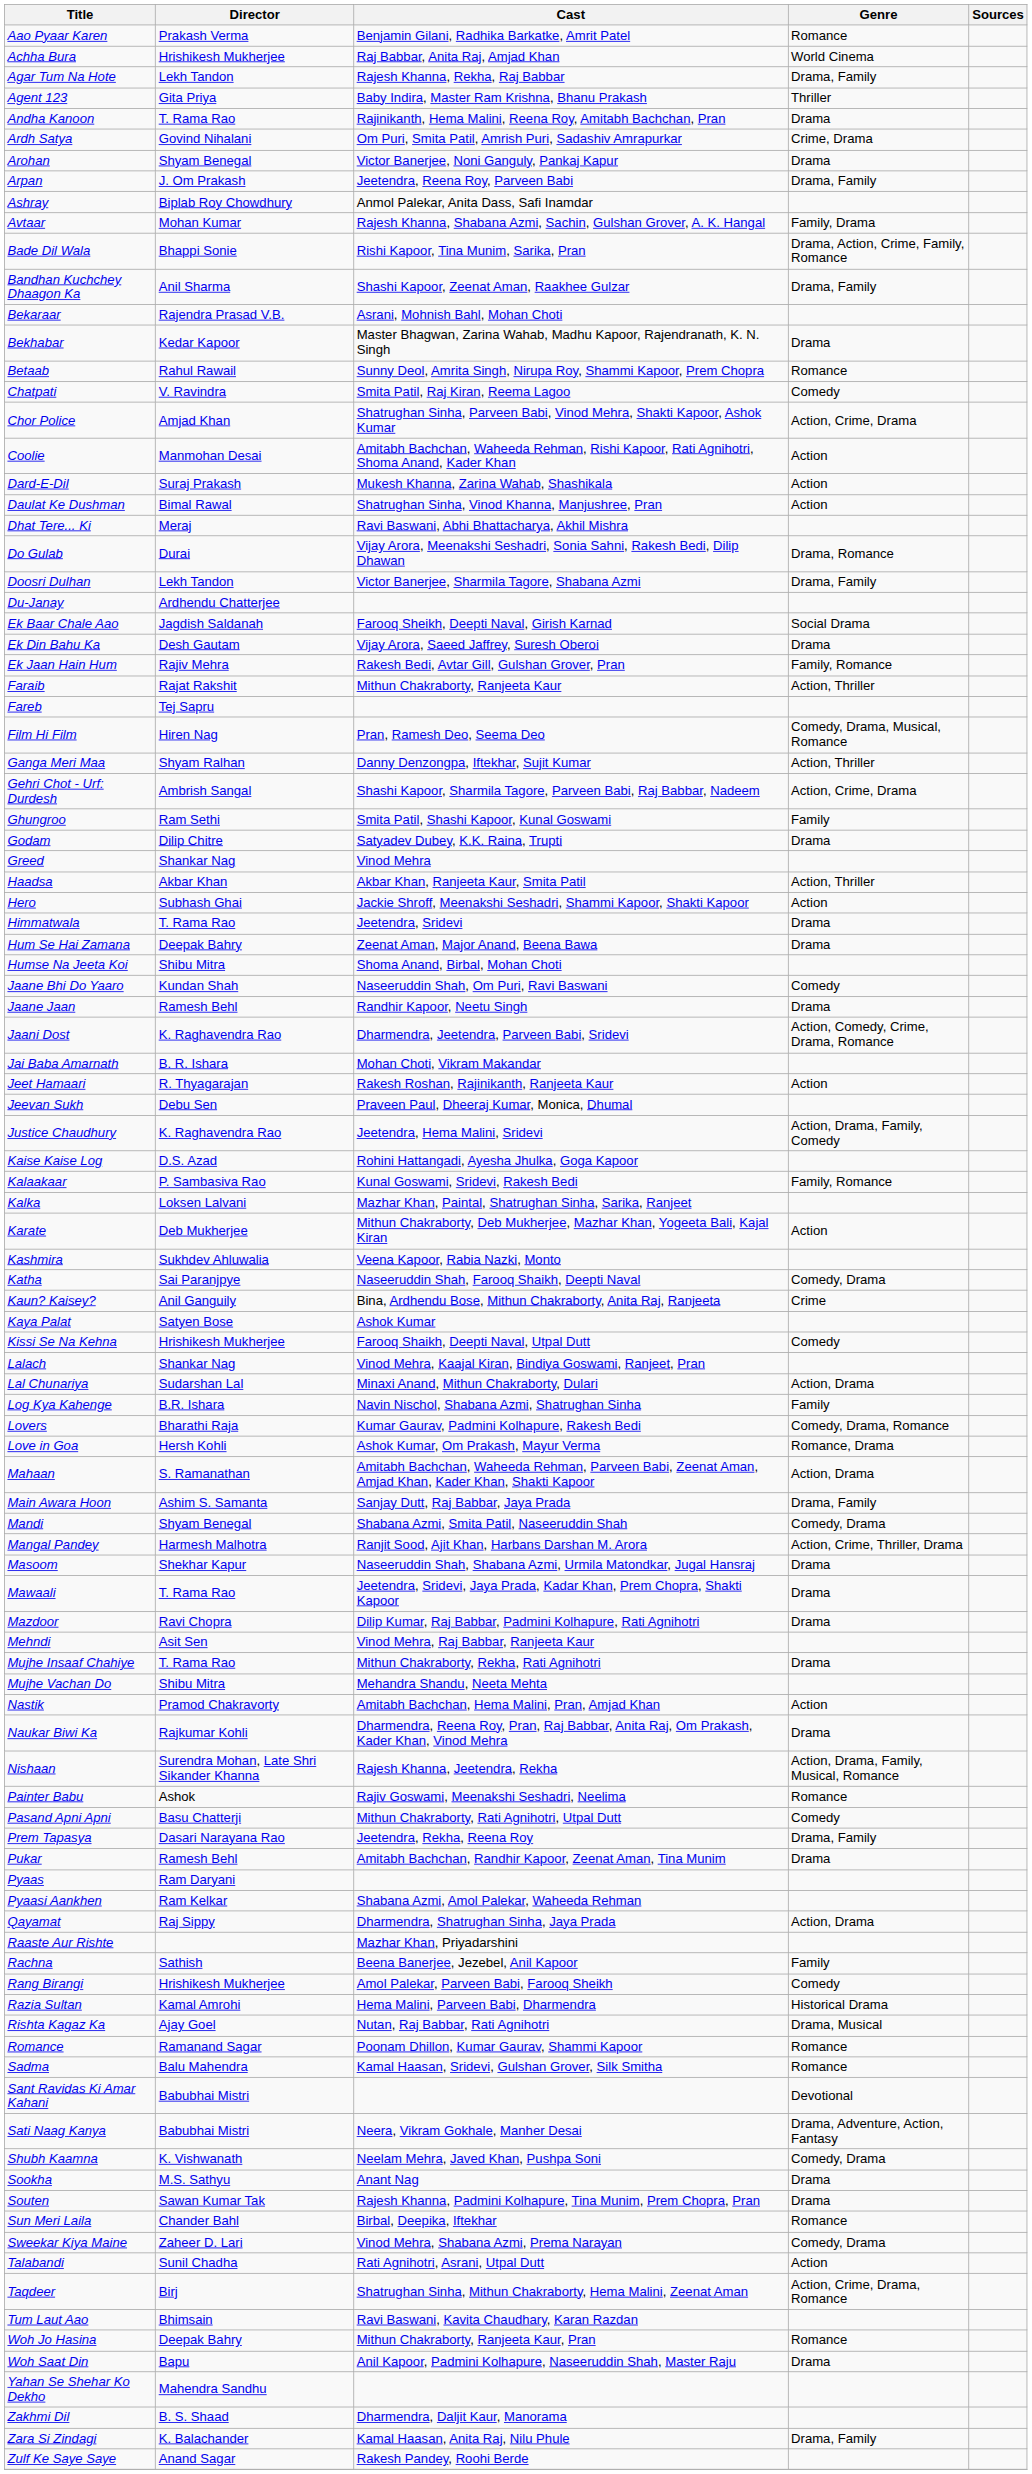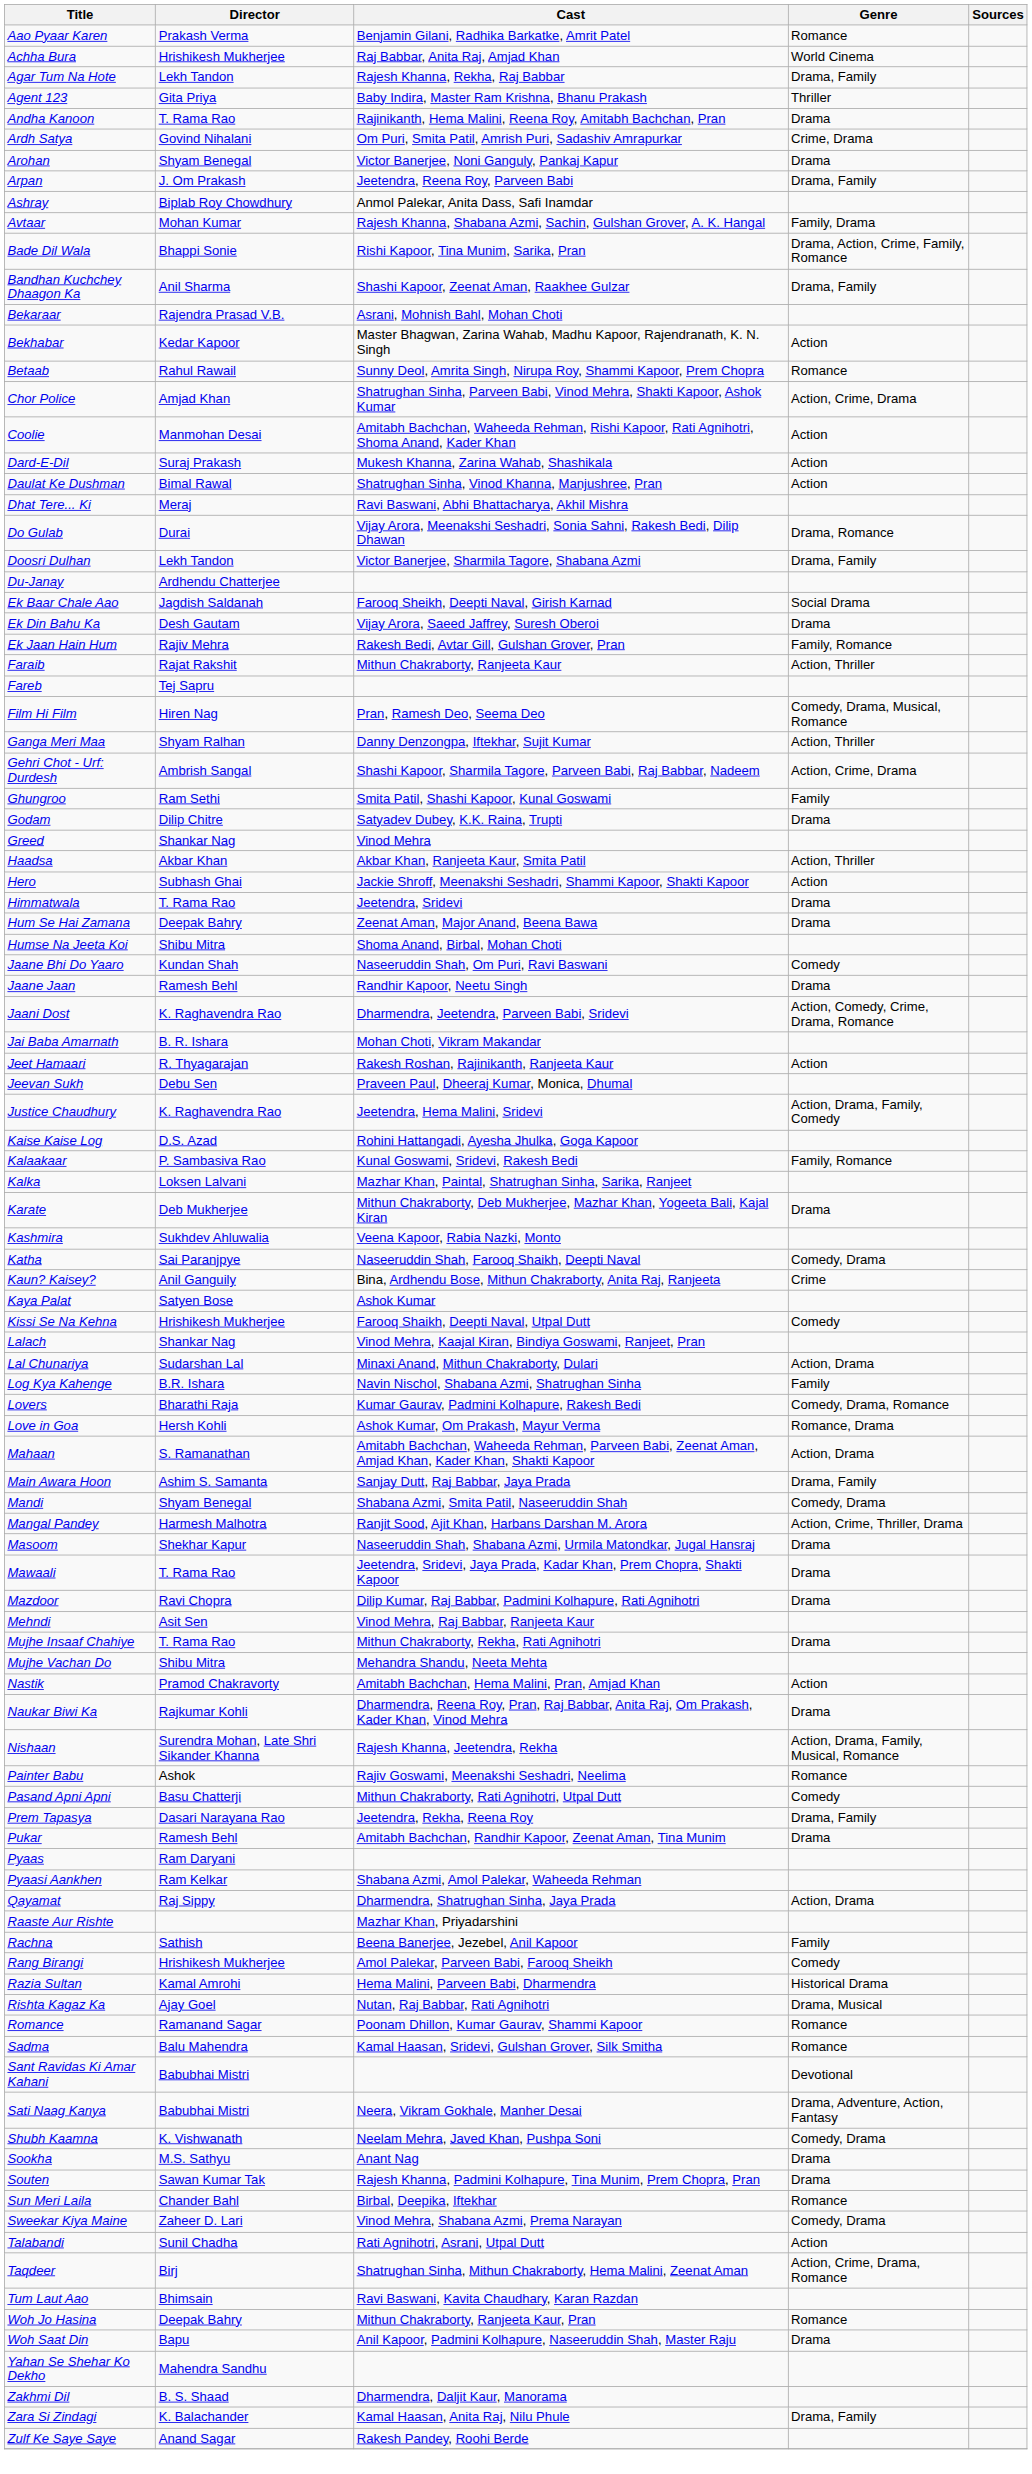(811, 343) Drama -> (809, 343) Action
- row: (32, 392)
(809, 1231) Action -> (811, 1210) Drama
